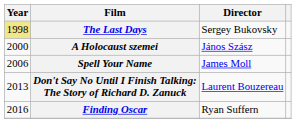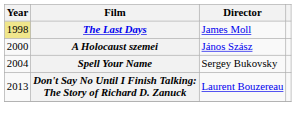(239, 30) Sergey Bukovsky -> (226, 30) James Moll
(18, 64) 2006 -> (18, 64) 2004
(226, 64) James Moll -> (239, 64) Sergey Bukovsky
- row: (115, 110)
